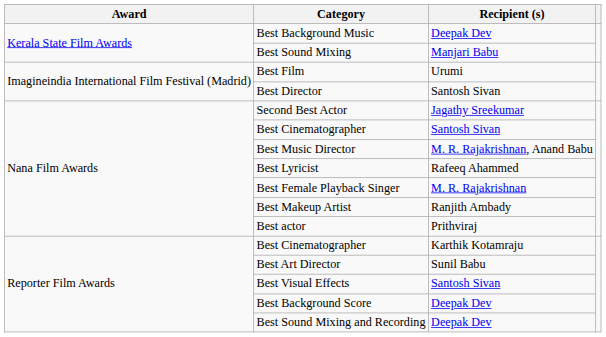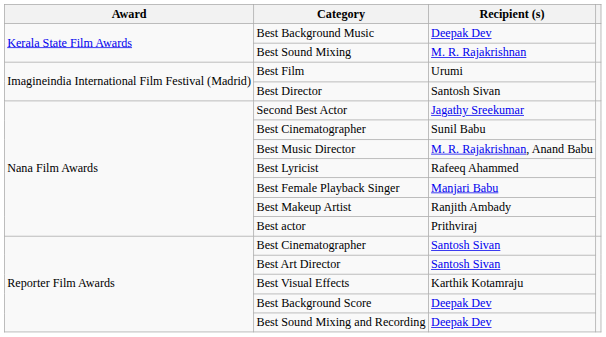(465, 52) Manjari Babu -> (479, 52) M. R. Rajakrishnan
(466, 129) Santosh Sivan -> (458, 129) Sunil Babu
(479, 187) M. R. Rajakrishnan -> (465, 187) Manjari Babu
(477, 245) Karthik Kotamraju -> (466, 245) Santosh Sivan
(458, 264) Sunil Babu -> (466, 264) Santosh Sivan
(466, 284) Santosh Sivan -> (477, 284) Karthik Kotamraju
